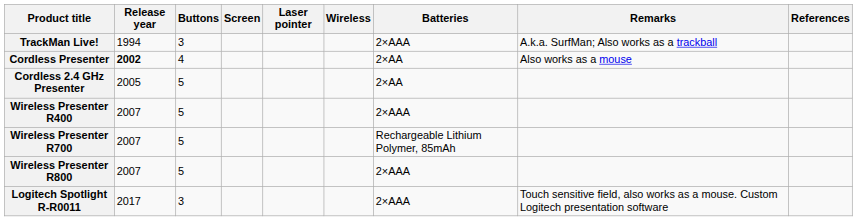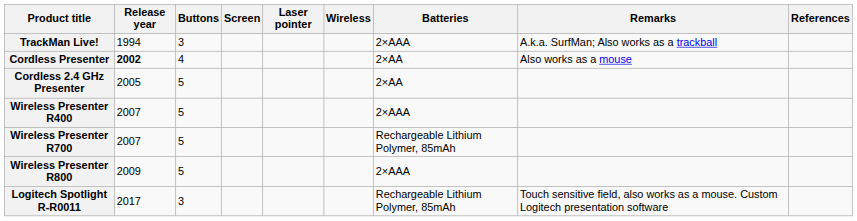(129, 171) 2007 -> (129, 171) 2009
(393, 201) 2×AAA -> (429, 201) Rechargeable Lithium Polymer, 85mAh
